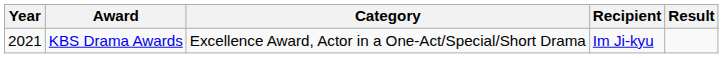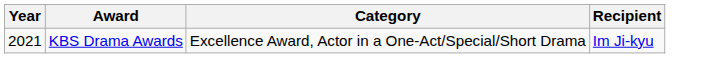- column: (691, 16)
